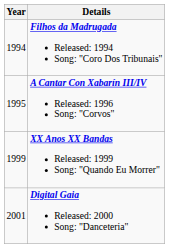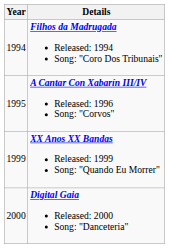(16, 215) 2001 -> (16, 215) 2000
